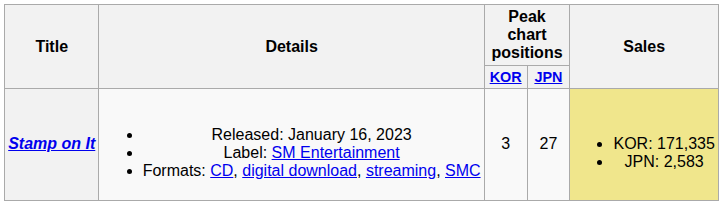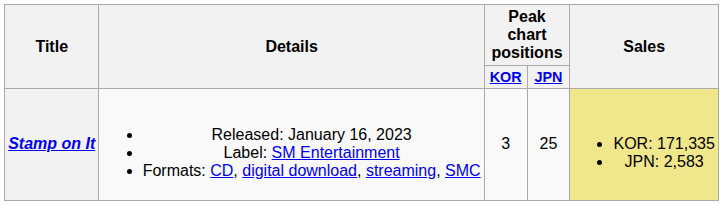(548, 144) 27 -> (548, 144) 25
